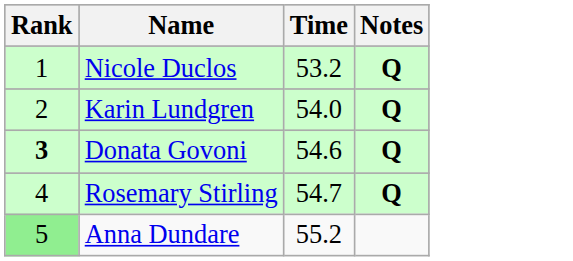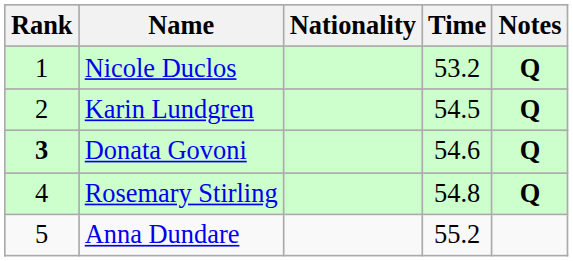+ column: (353, 25)
(319, 109) 54.0 -> (457, 109) 54.5
(319, 192) 54.7 -> (457, 192) 54.8
(42, 234) lightgreen background -> (42, 234) no background
